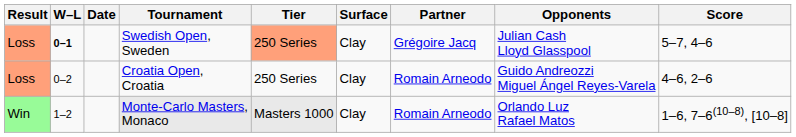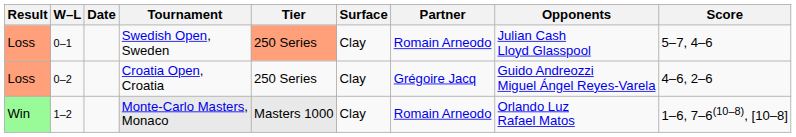(63, 43) bold -> (63, 43) normal
(435, 43) Grégoire Jacq -> (443, 43) Romain Arneodo
(443, 78) Romain Arneodo -> (435, 78) Grégoire Jacq
